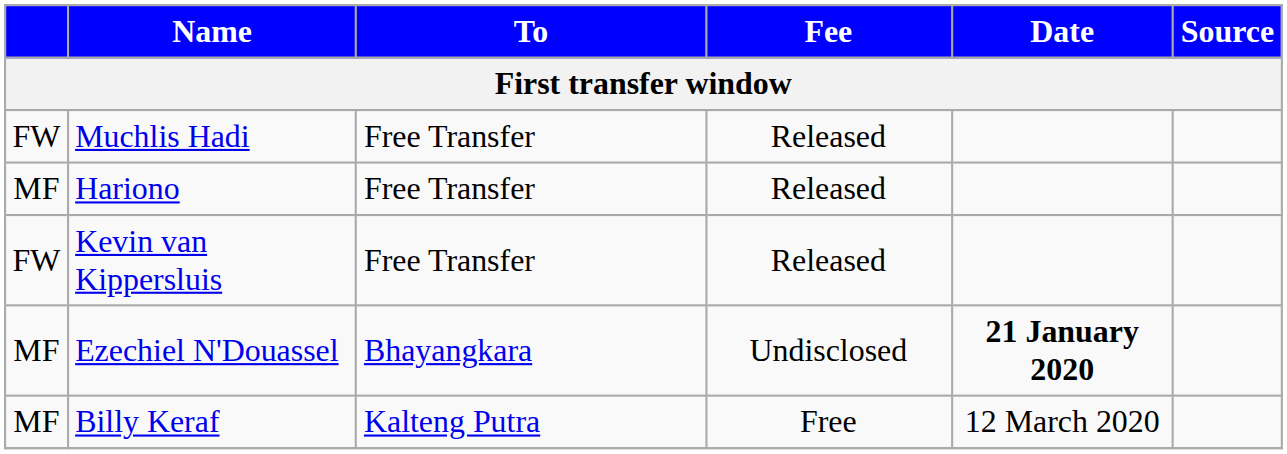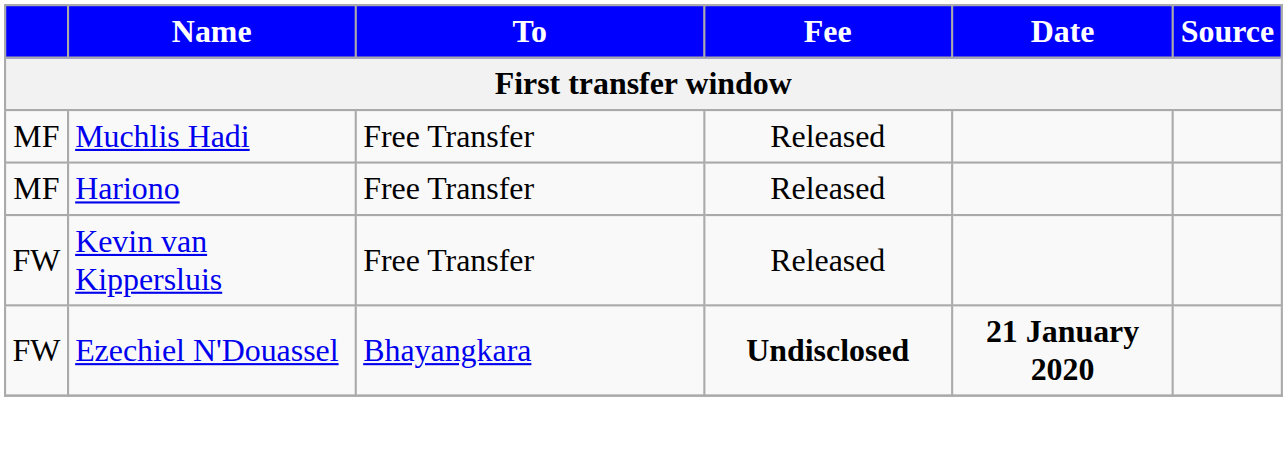(36, 136) FW -> (36, 136) MF
(36, 350) MF -> (36, 350) FW
(828, 350) normal -> (828, 350) bold
- row: (147, 422)
